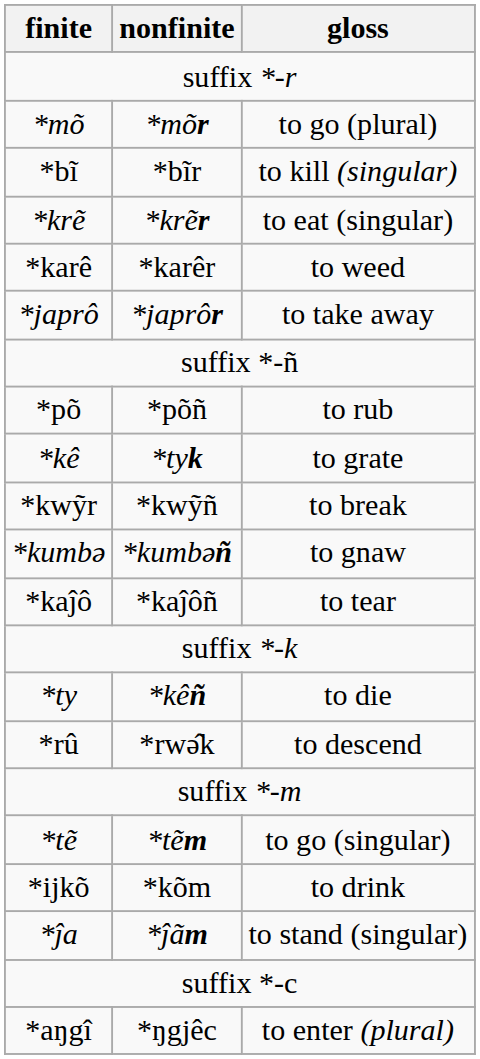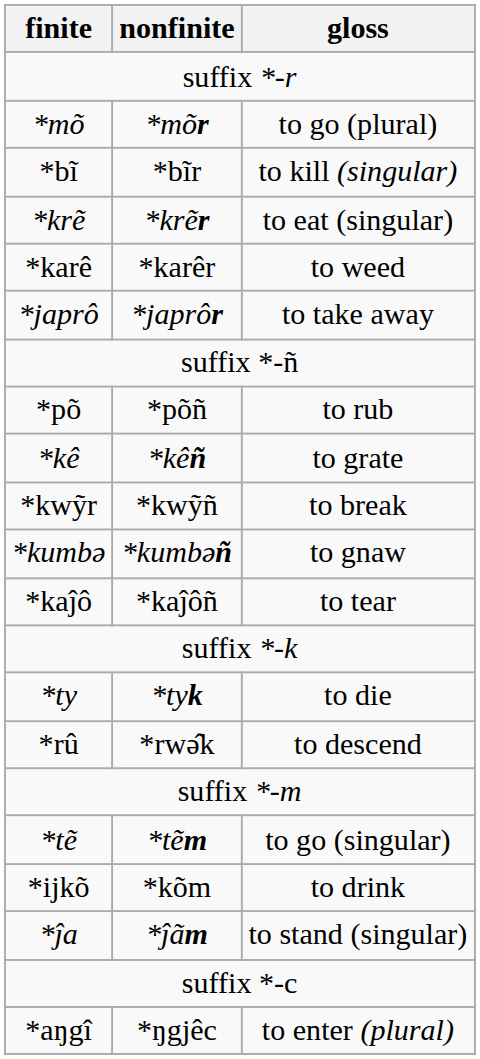(177, 457) *tyk -> (177, 457) *kêñ
(177, 696) *kêñ -> (177, 696) *tyk
